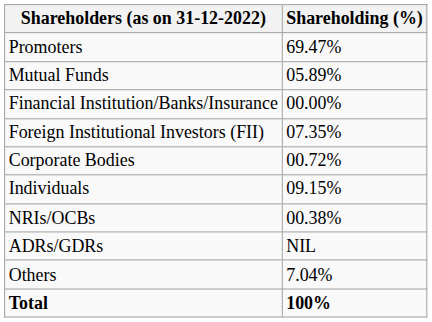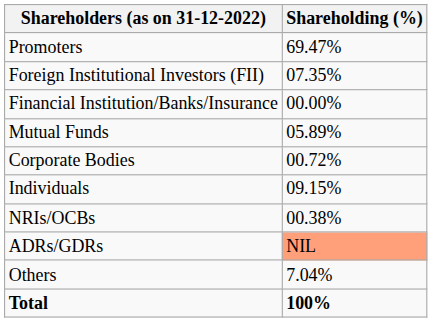rows swapped: (59, 75) <-> (136, 132)
(301, 246) no background -> (301, 246) lightsalmon background
